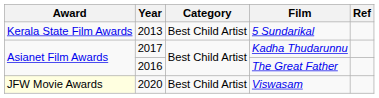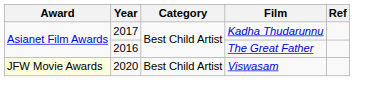- row: (283, 31)
